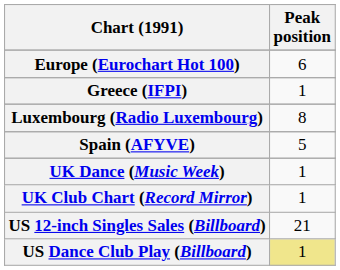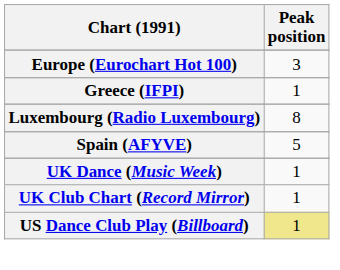(302, 63) 6 -> (297, 63) 3
- row: (137, 225)
